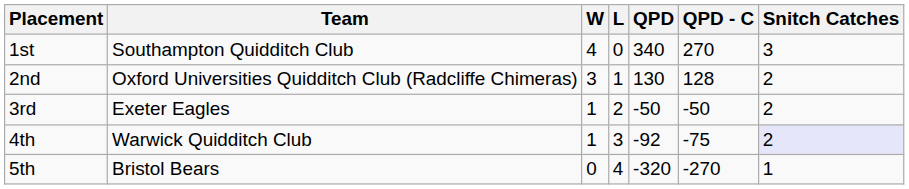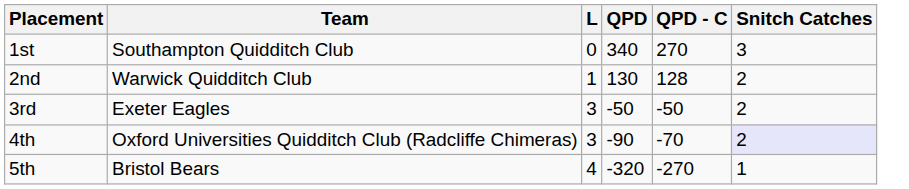- column: (595, 19)
(345, 79) Oxford Universities Quidditch Club (Radcliffe Chimeras) -> (212, 79) Warwick Quidditch Club
(618, 109) 2 -> (592, 109) 3
(212, 139) Warwick Quidditch Club -> (345, 139) Oxford Universities Quidditch Club (Radcliffe Chimeras)
(647, 139) -92 -> (620, 139) -90
(696, 139) -75 -> (670, 139) -70
